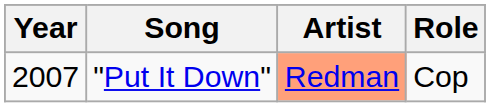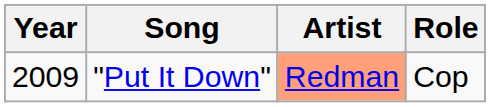(46, 76) 2007 -> (46, 76) 2009
